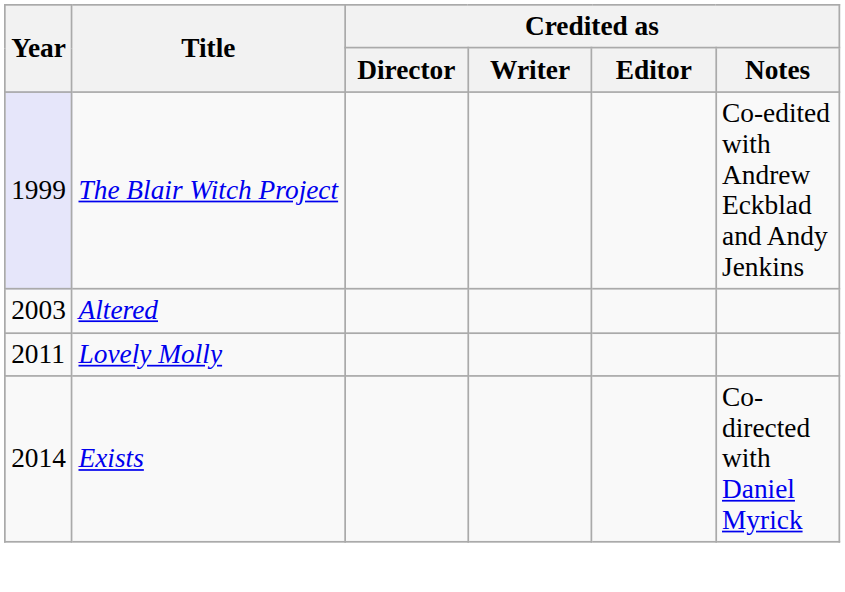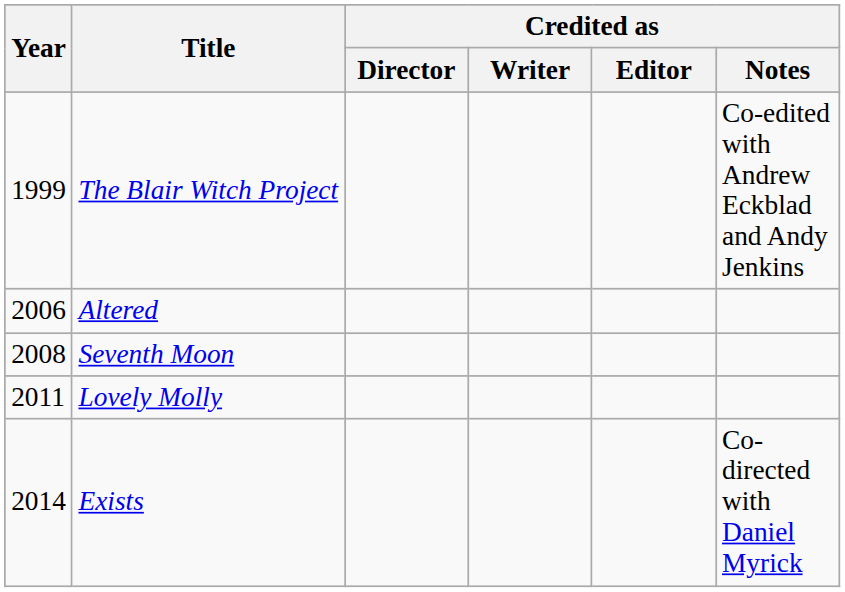(39, 189) lavender background -> (39, 189) no background
(39, 310) 2003 -> (39, 310) 2006
+ row: (156, 353)
